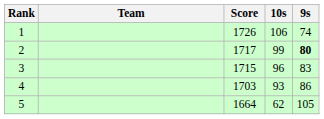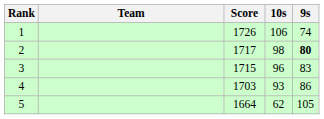(279, 50) 99 -> (279, 50) 98
